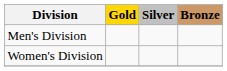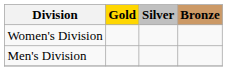rows swapped: (47, 35) <-> (55, 55)
